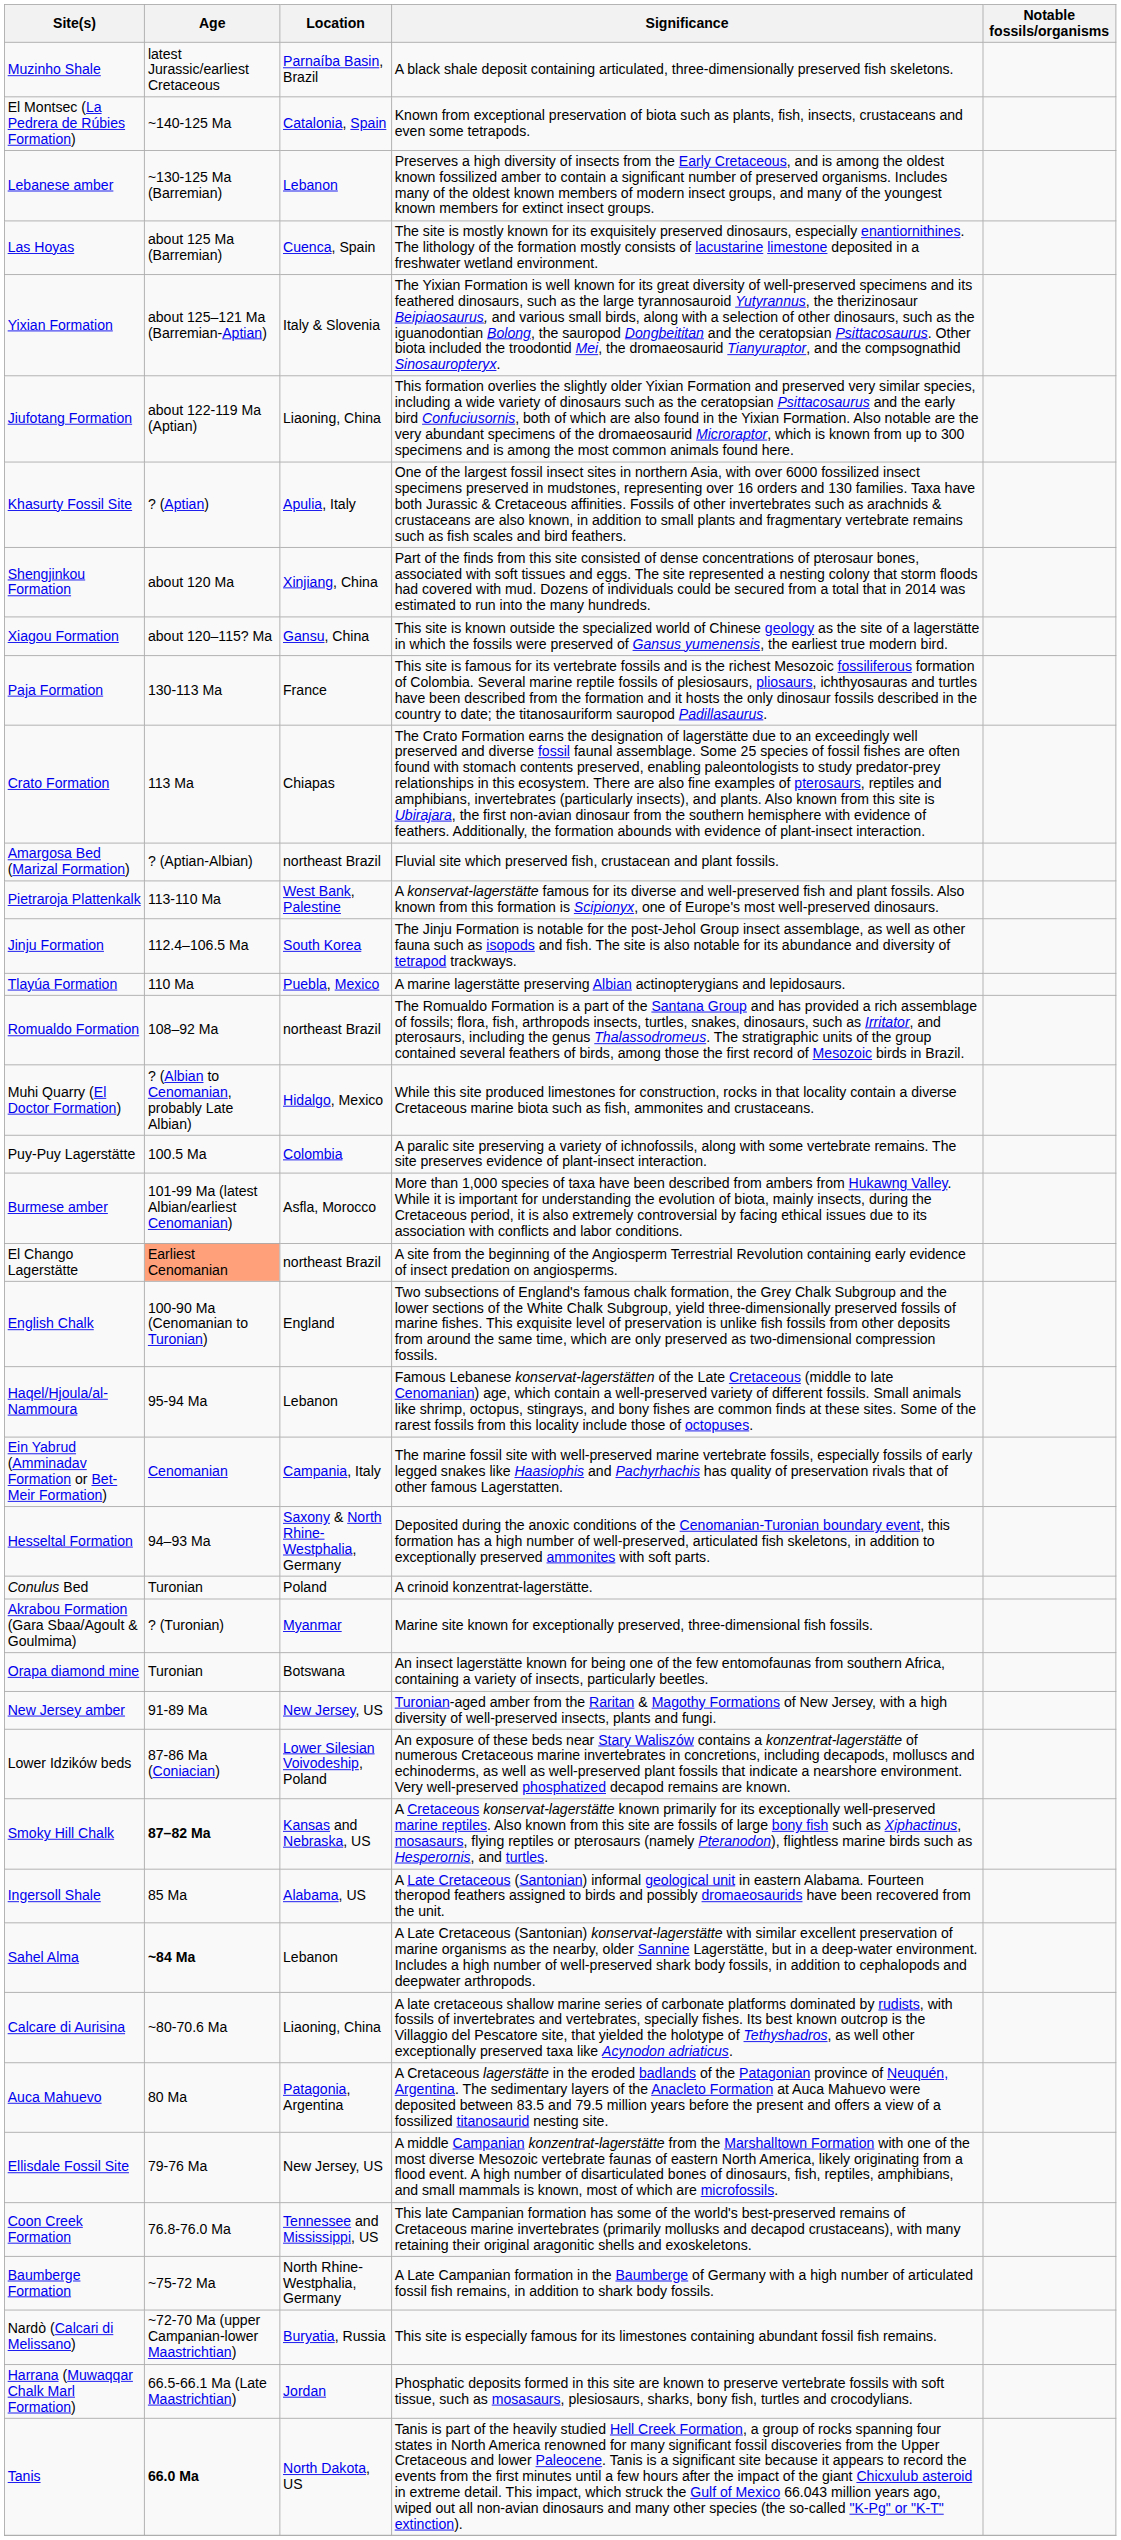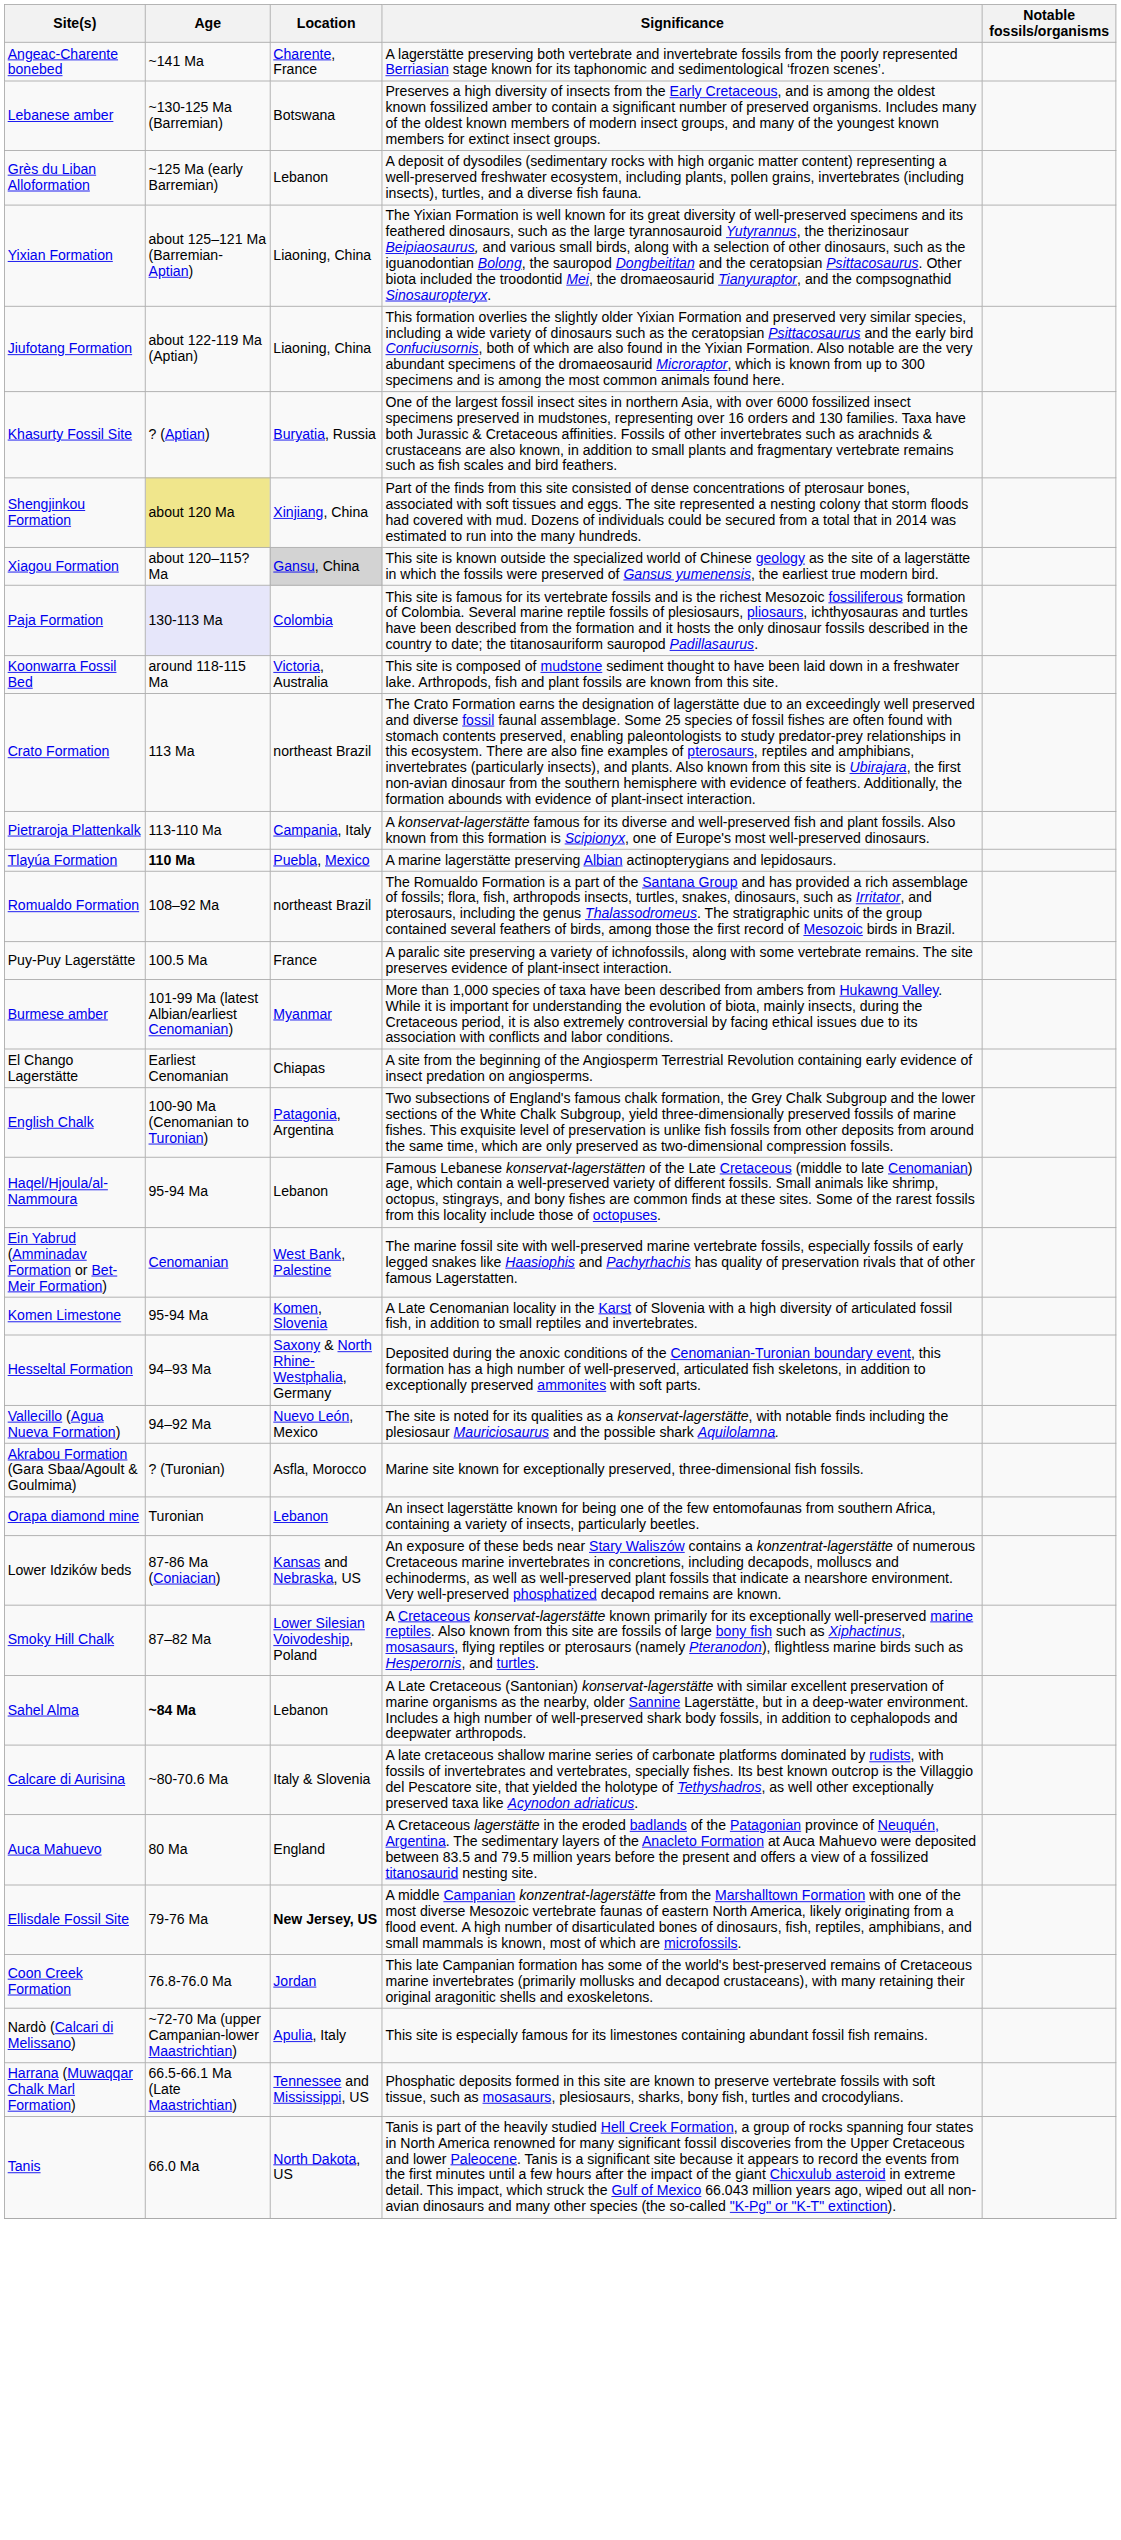- row: (54, 69)
+ row: (63, 61)
- row: (66, 123)
(310, 185) Lebanon -> (304, 115) Botswana
+ row: (52, 177)
- row: (41, 247)
(332, 325) Italy & Slovenia -> (322, 255) Liaoning, China
(319, 504) Apulia, Italy -> (325, 434) Buryatia, Russia
(191, 582) no background -> (192, 512) khaki background
(326, 636) no background -> (316, 566) lightgrey background
(185, 690) no background -> (186, 620) lavender background
(305, 690) France -> (303, 620) Colombia
+ row: (62, 674)
(309, 784) Chiapas -> (322, 752) northeast Brazil
- row: (69, 861)
(319, 899) West Bank, Palestine -> (322, 830) Campania, Italy
- row: (56, 946)
(171, 984) normal -> (172, 860) bold
- row: (64, 1100)
(313, 1154) Colombia -> (295, 960) France
(330, 1208) Asfla, Morocco -> (303, 1014) Myanmar
(188, 1262) lightsalmon background -> (188, 1068) no background
(332, 1262) northeast Brazil -> (299, 1068) Chiapas
(309, 1324) England -> (307, 1122) Patagonia, Argentina
(332, 1471) Campania, Italy -> (309, 1262) West Bank, Palestine
+ row: (64, 1316)
+ row: (64, 1424)
- row: (48, 1587)
(312, 1625) Myanmar -> (320, 1470) Asfla, Morocco
(314, 1671) Botswana -> (301, 1516) Lebanon
- row: (66, 1710)
(329, 1764) Lower Silesian Voivodeship, Poland -> (317, 1570) Kansas and Nebraska, US
(179, 1833) bold -> (180, 1640) normal
(327, 1833) Kansas and Nebraska, US -> (319, 1640) Lower Silesian Voivodeship, Poland
- row: (54, 1895)
(332, 2027) Liaoning, China -> (322, 1779) Italy & Slovenia
(317, 2097) Patagonia, Argentina -> (299, 1849) England
(333, 2167) normal -> (325, 1919) bold
(331, 2229) Tennessee and Mississippi, US -> (295, 1981) Jordan
- row: (44, 2283)
(334, 2337) Buryatia, Russia -> (310, 2035) Apulia, Italy
(305, 2391) Jordan -> (321, 2089) Tennessee and Mississippi, US
(173, 2477) bold -> (174, 2167) normal
